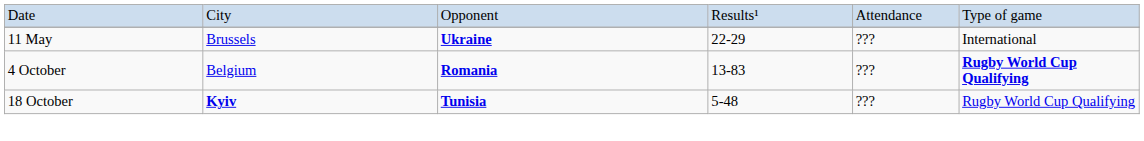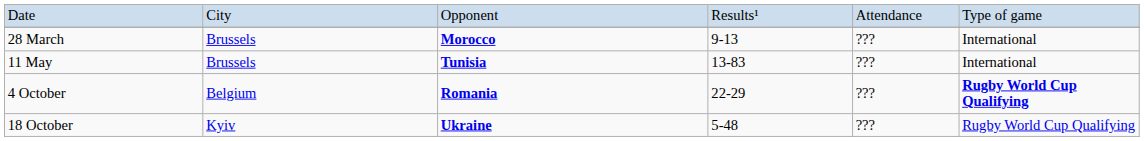+ row: (36, 39)
(466, 39) Ukraine -> (464, 62) Tunisia
(728, 39) 22-29 -> (728, 62) 13-83
(728, 70) 13-83 -> (728, 93) 22-29
(221, 101) bold -> (221, 124) normal
(464, 101) Tunisia -> (466, 124) Ukraine
